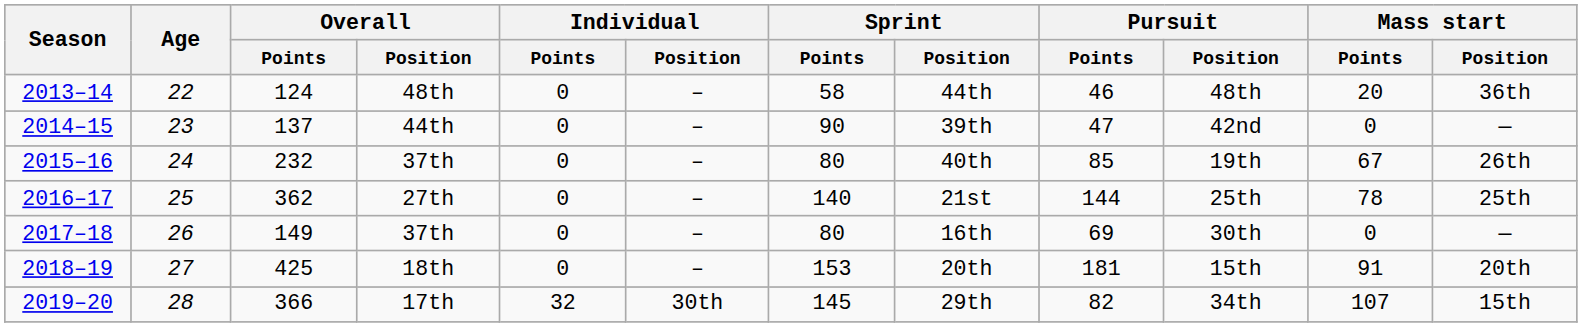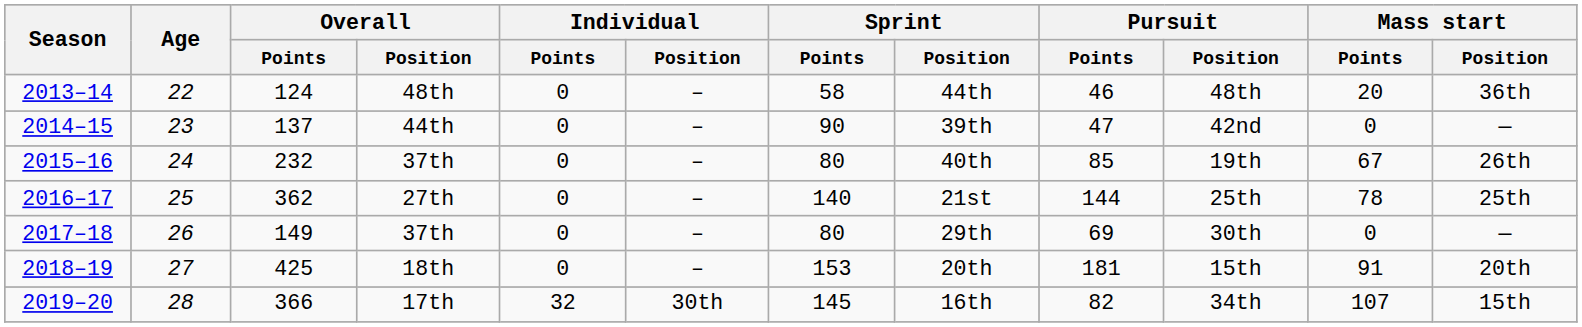(967, 233) 16th -> (967, 233) 29th
(967, 304) 29th -> (967, 304) 16th
